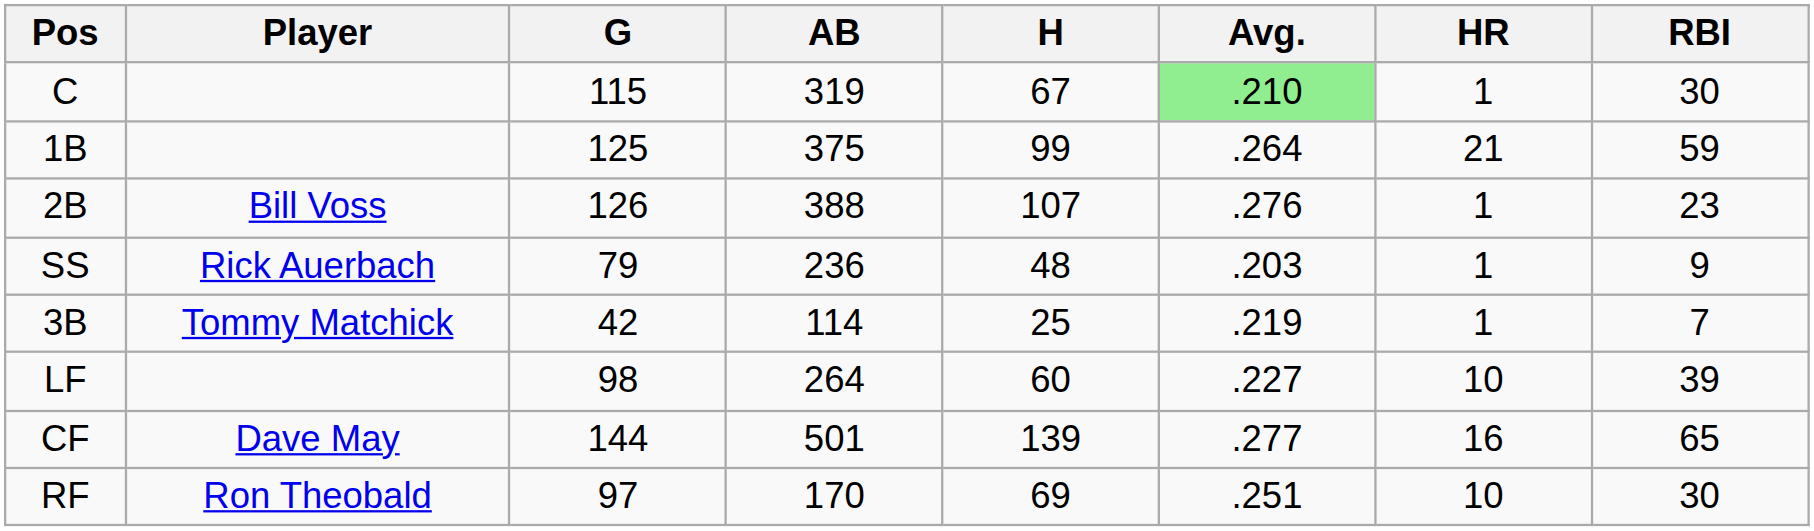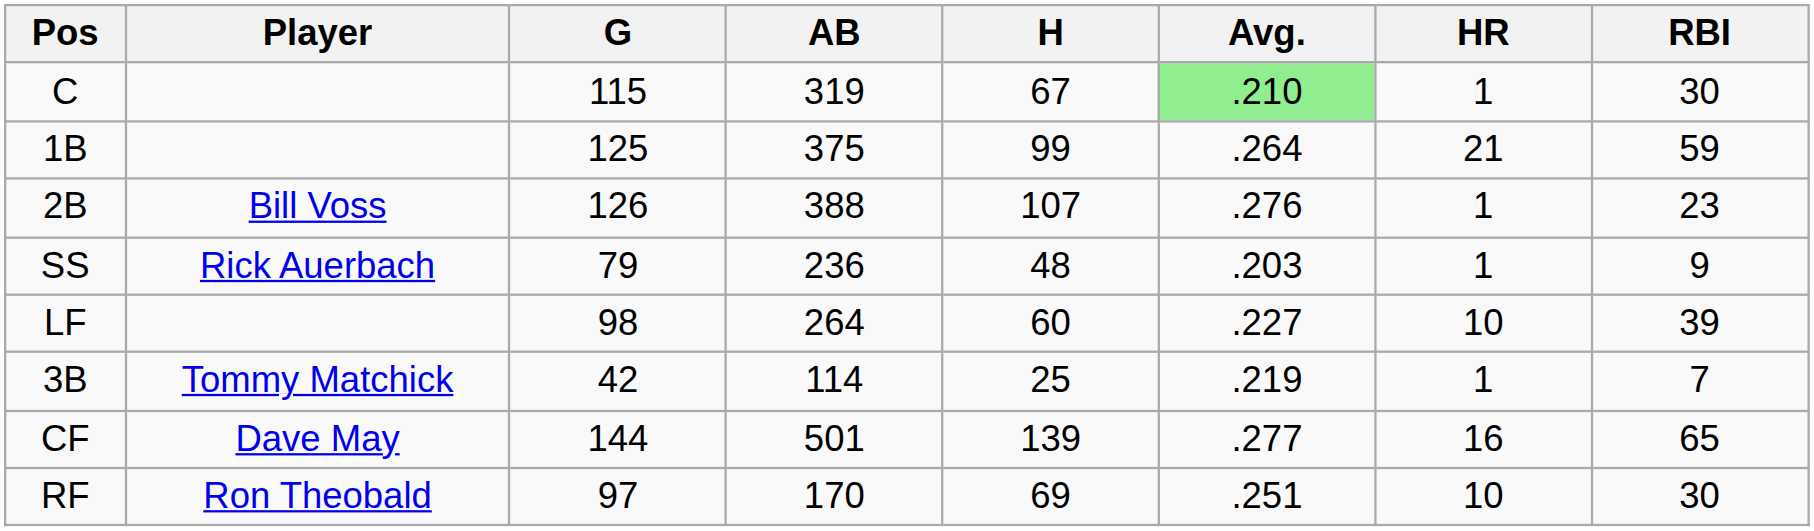rows swapped: (65, 322) <-> (65, 380)
